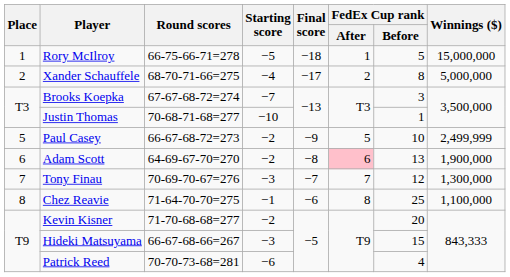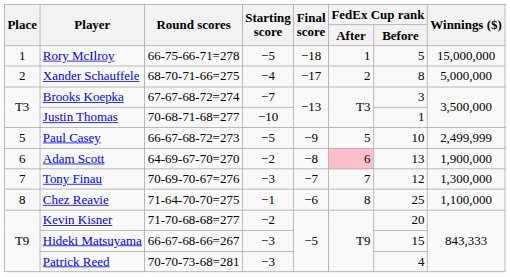(268, 138) −2 -> (268, 138) −5
(268, 261) −6 -> (268, 261) −3
